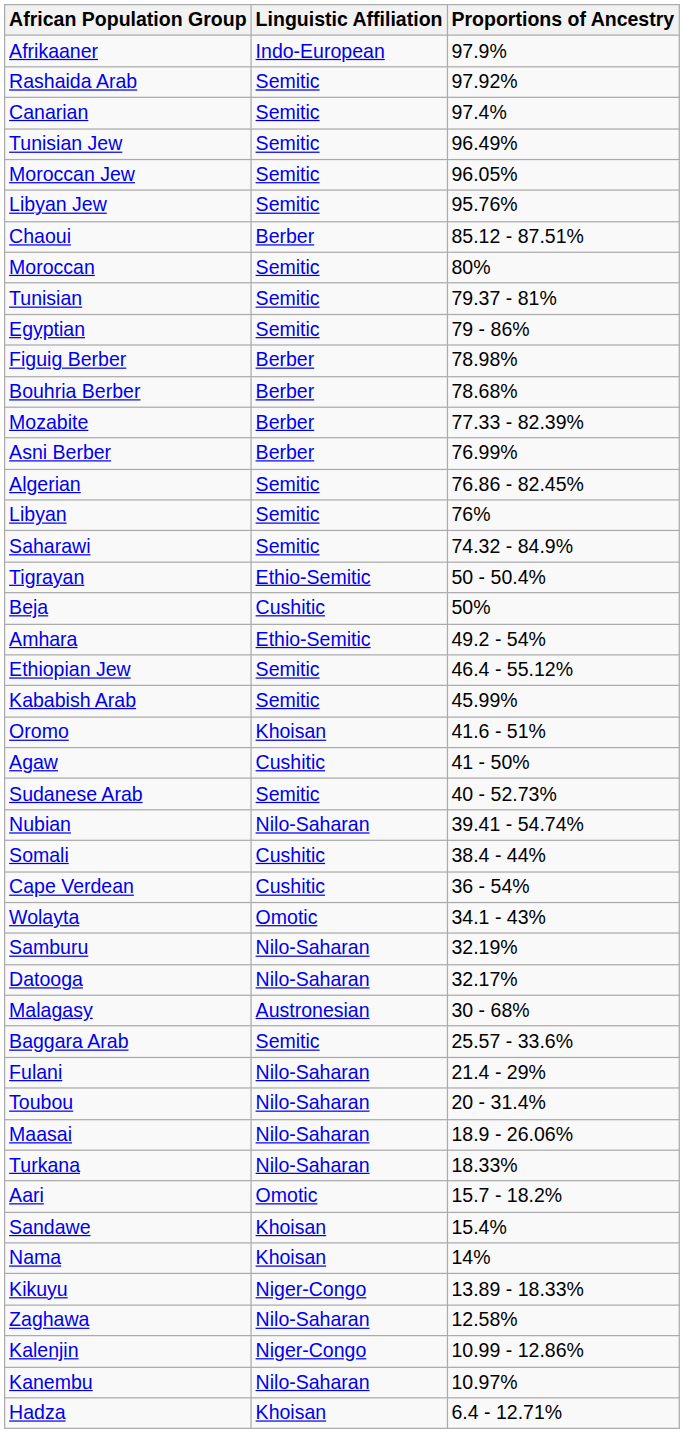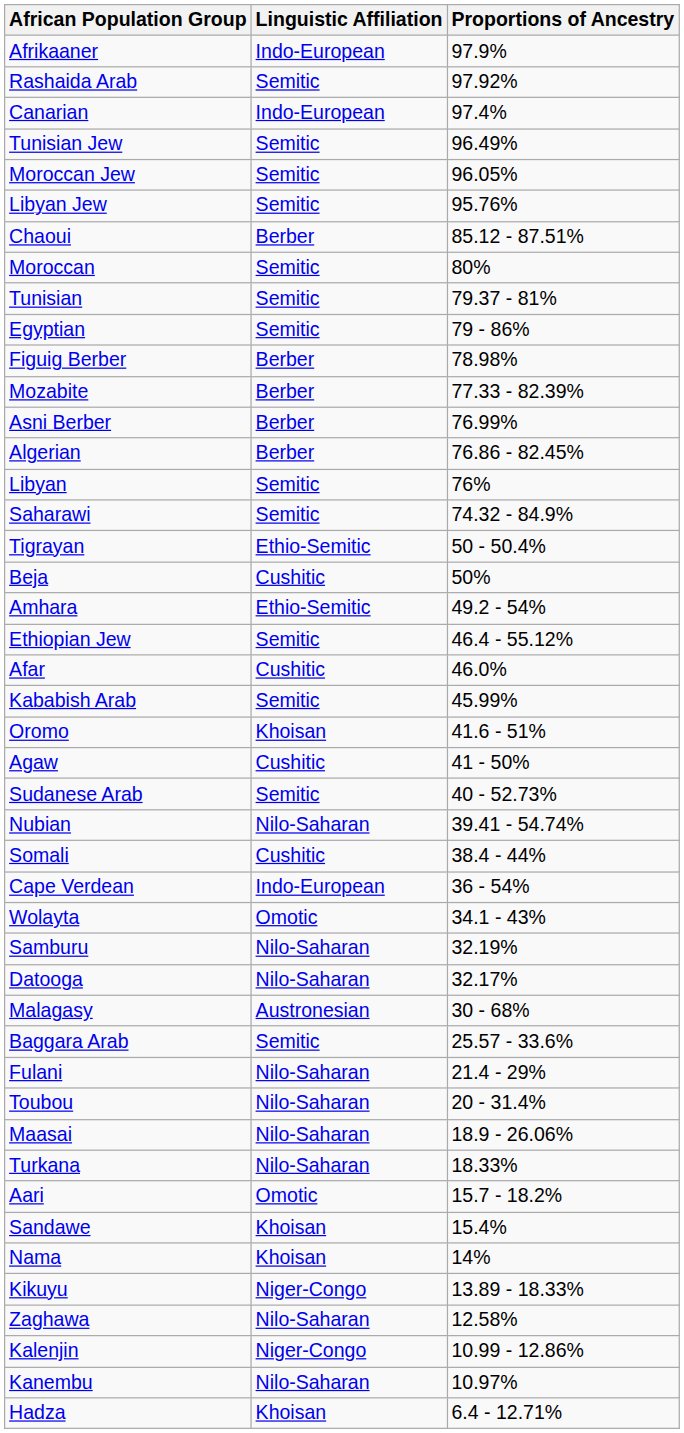(288, 112) Semitic -> (320, 112) Indo-European
- row: (75, 391)
(288, 484) Semitic -> (285, 453) Berber
+ row: (27, 670)
(290, 886) Cushitic -> (320, 886) Indo-European
